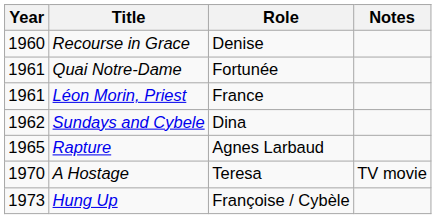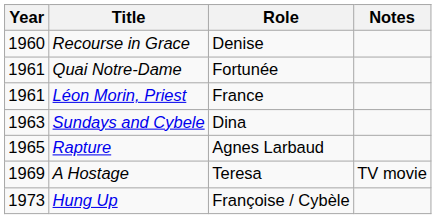(27, 122) 1962 -> (27, 122) 1963
(27, 174) 1970 -> (27, 174) 1969
